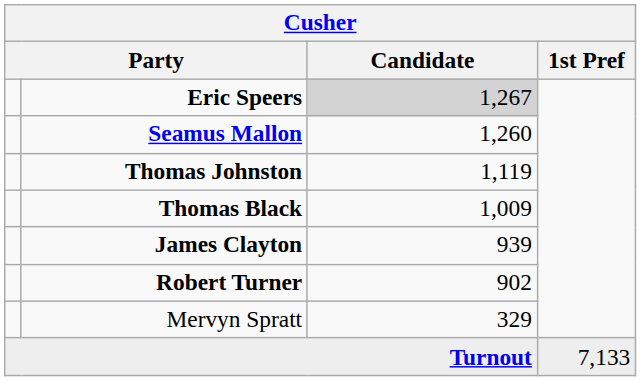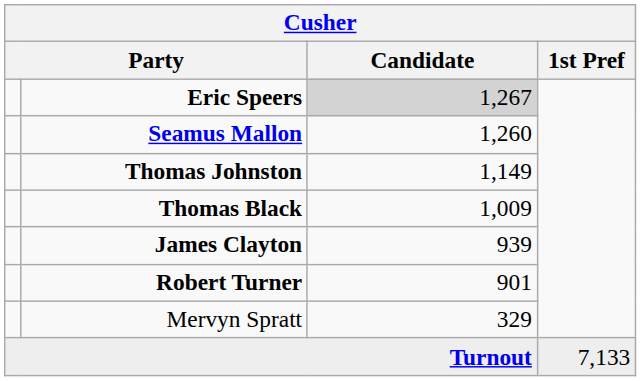(506, 171) 1,119 -> (506, 171) 1,149
(514, 282) 902 -> (514, 282) 901
